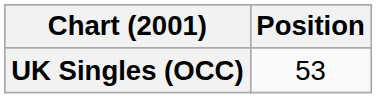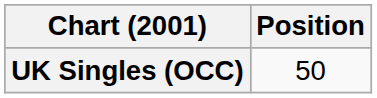(311, 69) 53 -> (311, 69) 50
